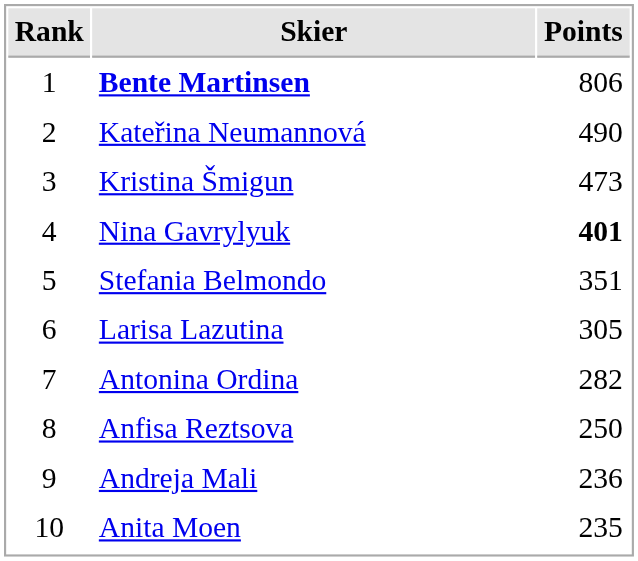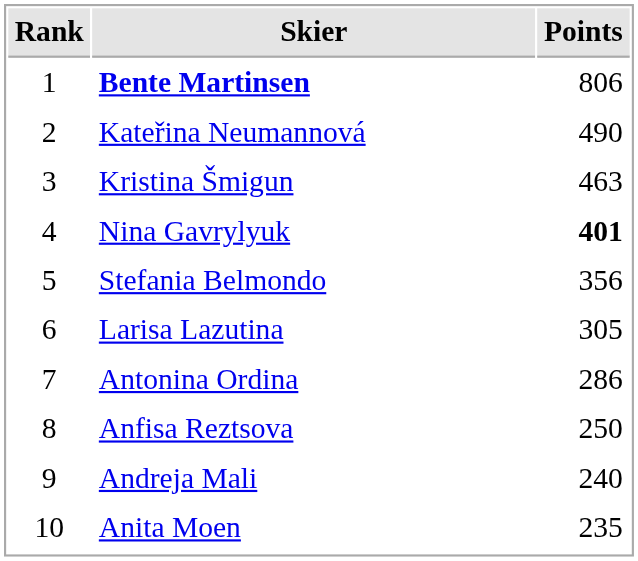(601, 181) 473 -> (601, 181) 463
(601, 280) 351 -> (601, 280) 356
(601, 379) 282 -> (601, 379) 286
(601, 478) 236 -> (601, 478) 240
